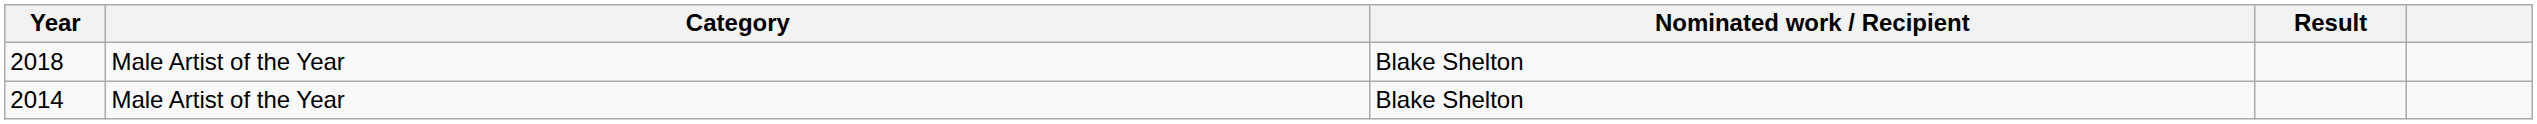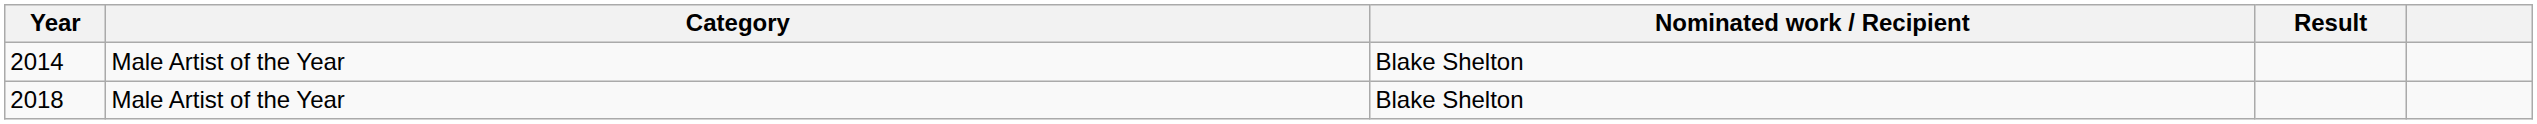rows swapped: (37, 99) <-> (37, 61)
